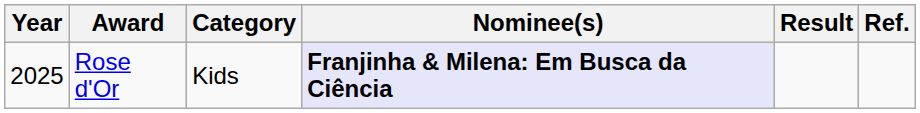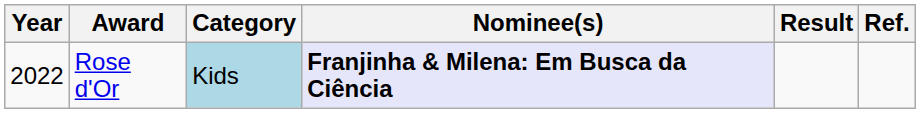(37, 75) 2025 -> (37, 75) 2022
(216, 75) no background -> (216, 75) lightblue background
